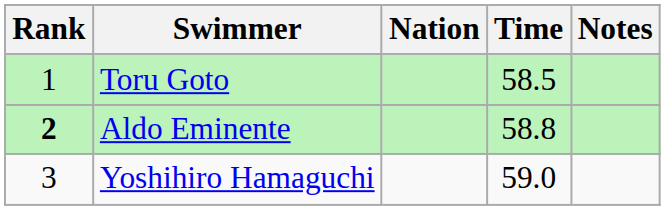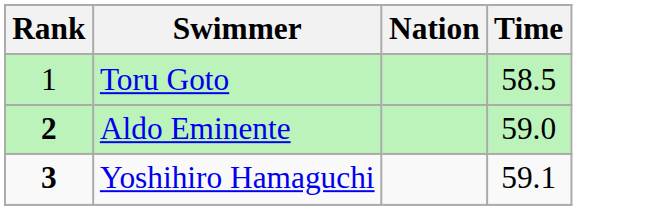- column: (615, 29)
(529, 128) 58.8 -> (529, 128) 59.0
(49, 178) normal -> (49, 178) bold
(529, 178) 59.0 -> (529, 178) 59.1
